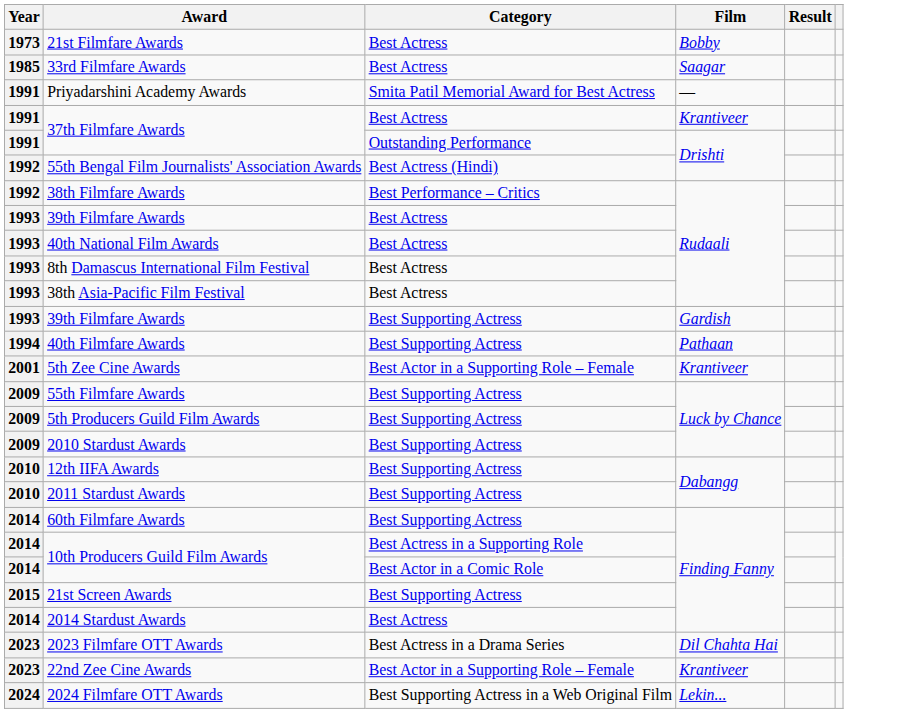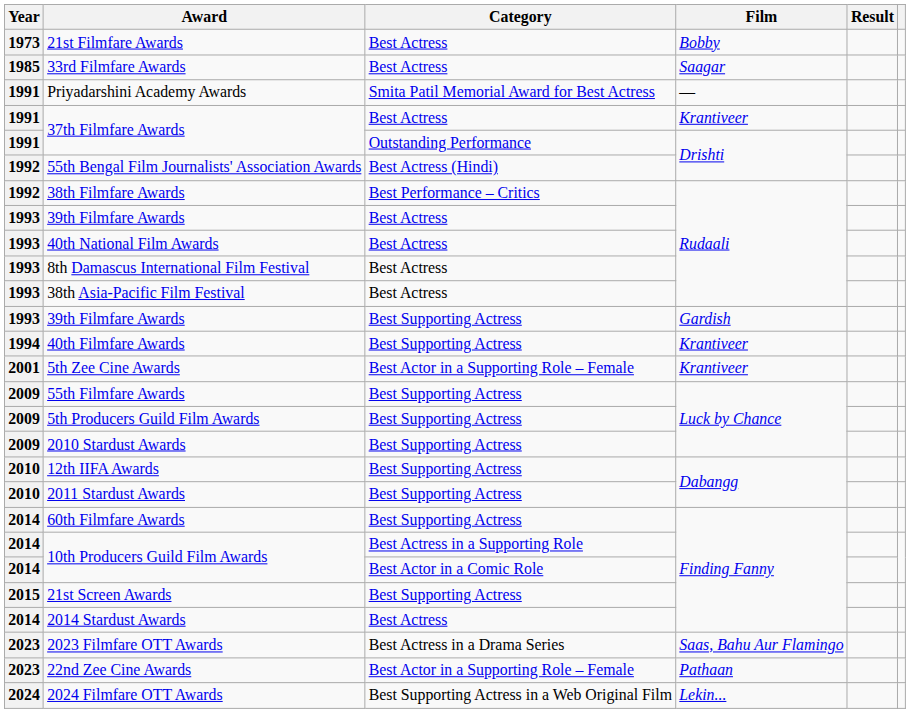(706, 343) Pathaan -> (714, 343) Krantiveer
(729, 645) Dil Chahta Hai -> (761, 645) Saas, Bahu Aur Flamingo
(714, 670) Krantiveer -> (706, 670) Pathaan
